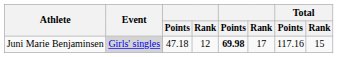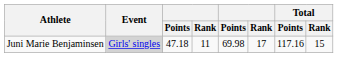(205, 44) 12 -> (205, 44) 11
(233, 44) bold -> (233, 44) normal
